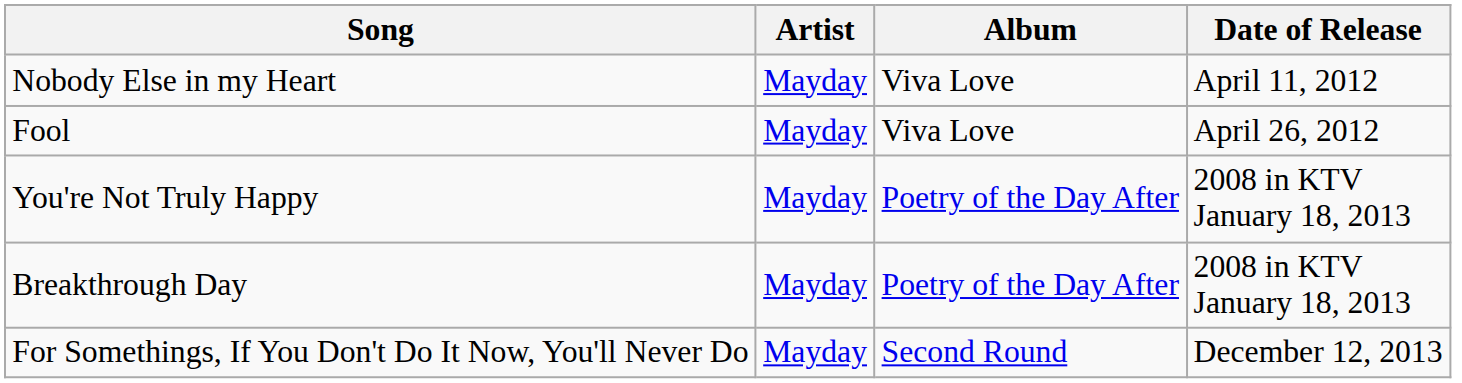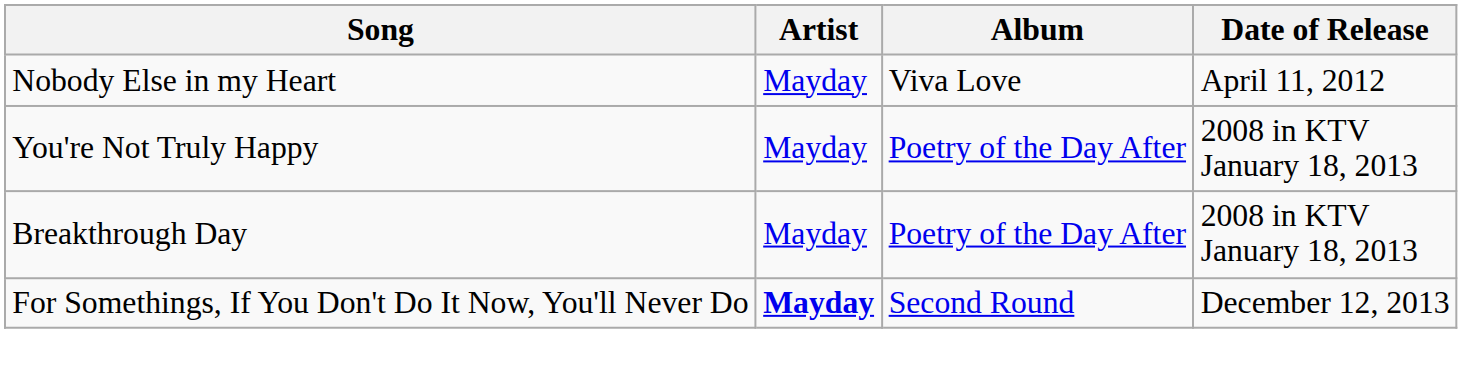- row: (41, 130)
(815, 352) normal -> (819, 301) bold
